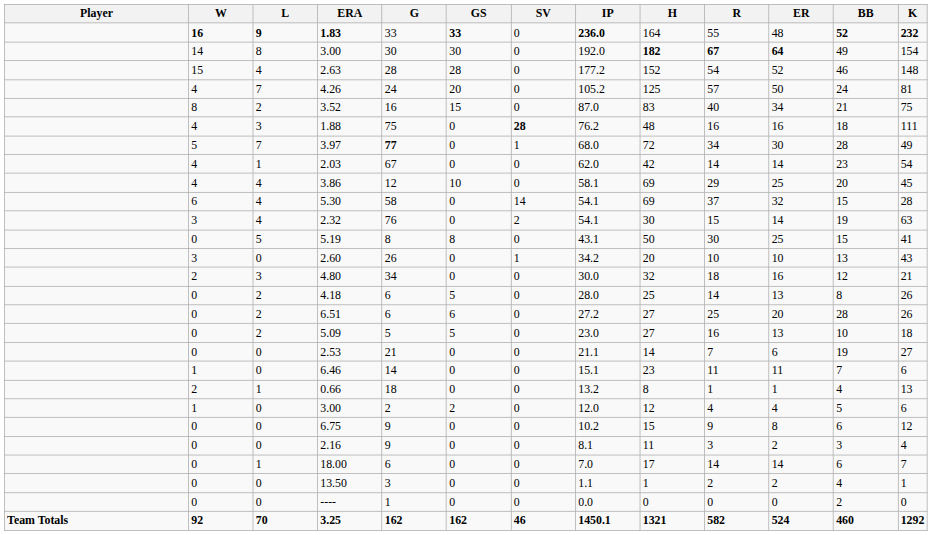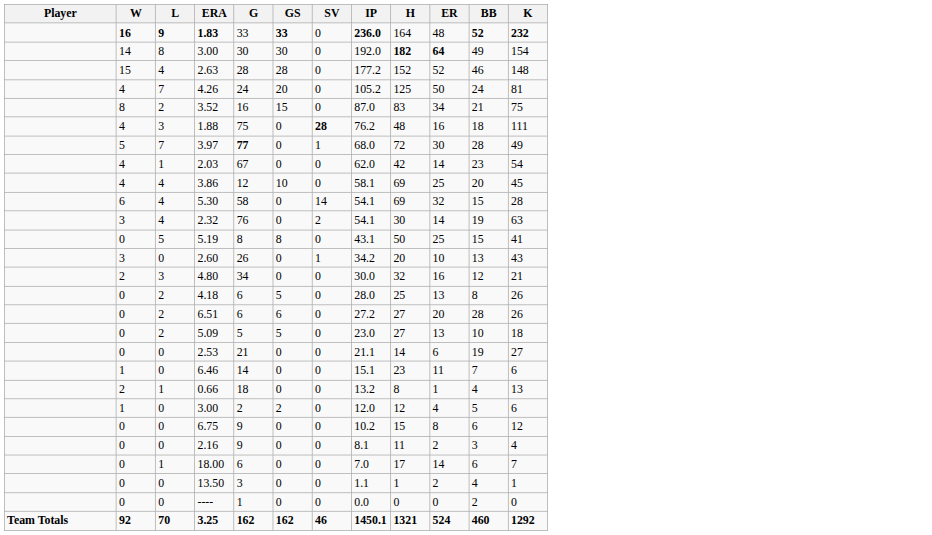- column: (737, 13)
